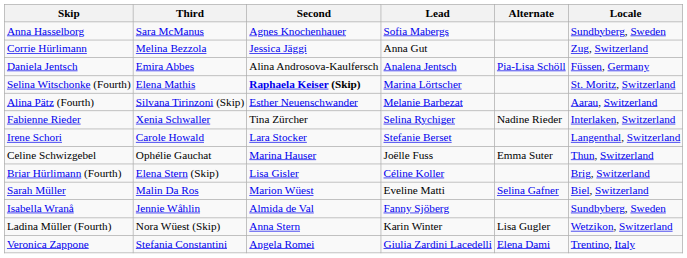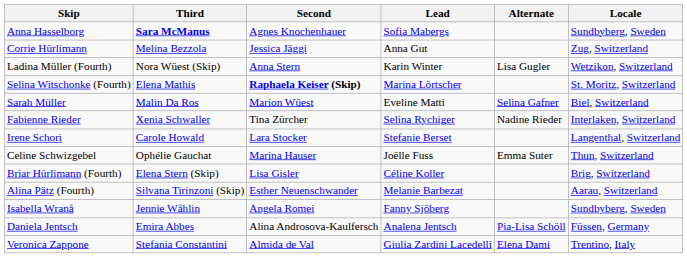(170, 31) normal -> (173, 31) bold
rows swapped: (42, 66) <-> (59, 226)
rows swapped: (36, 191) <-> (50, 102)
(282, 208) Almida de Val -> (282, 208) Angela Romei
(282, 244) Angela Romei -> (282, 244) Almida de Val
